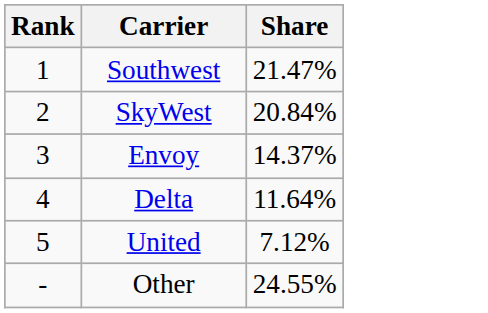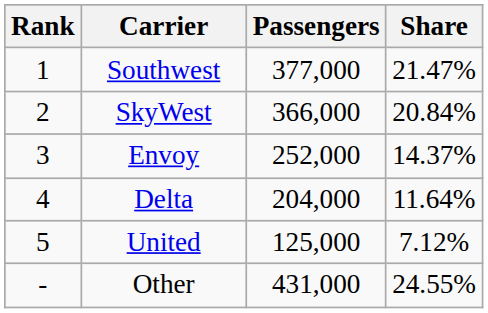+ column: (316, 26)
